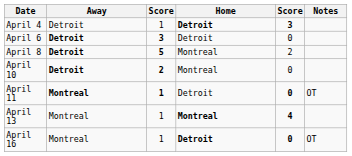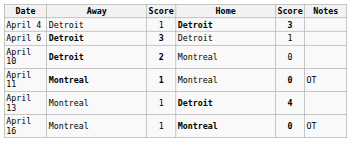(290, 38) 0 -> (290, 38) 1
- row: (24, 52)
(195, 93) Detroit -> (198, 80) Montreal
(198, 116) Montreal -> (195, 103) Detroit
(195, 140) Detroit -> (198, 126) Montreal
